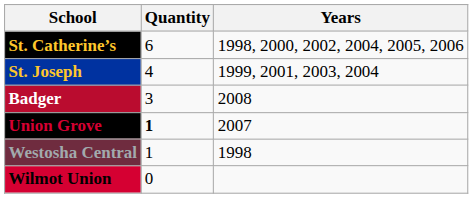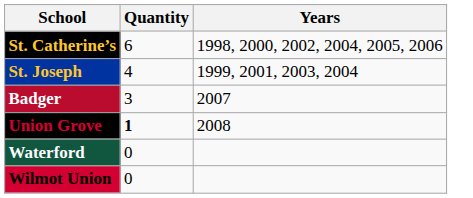(235, 98) 2008 -> (214, 98) 2007
(235, 125) 2007 -> (214, 125) 2008
- row: (73, 152)
+ row: (47, 152)
